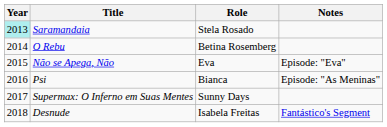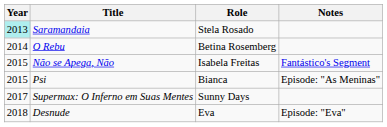(206, 63) Eva -> (229, 63) Isabela Freitas
(313, 63) Episode: "Eva" -> (326, 63) Fantástico's Segment
(17, 79) 2016 -> (17, 79) 2015
(229, 113) Isabela Freitas -> (206, 113) Eva
(326, 113) Fantástico's Segment -> (313, 113) Episode: "Eva"
